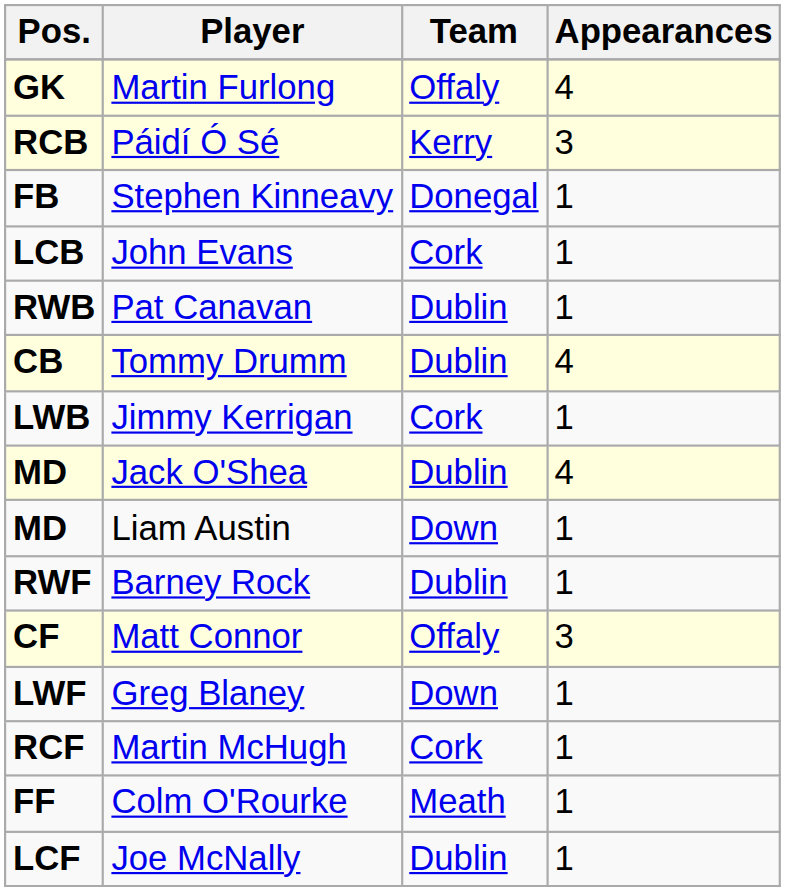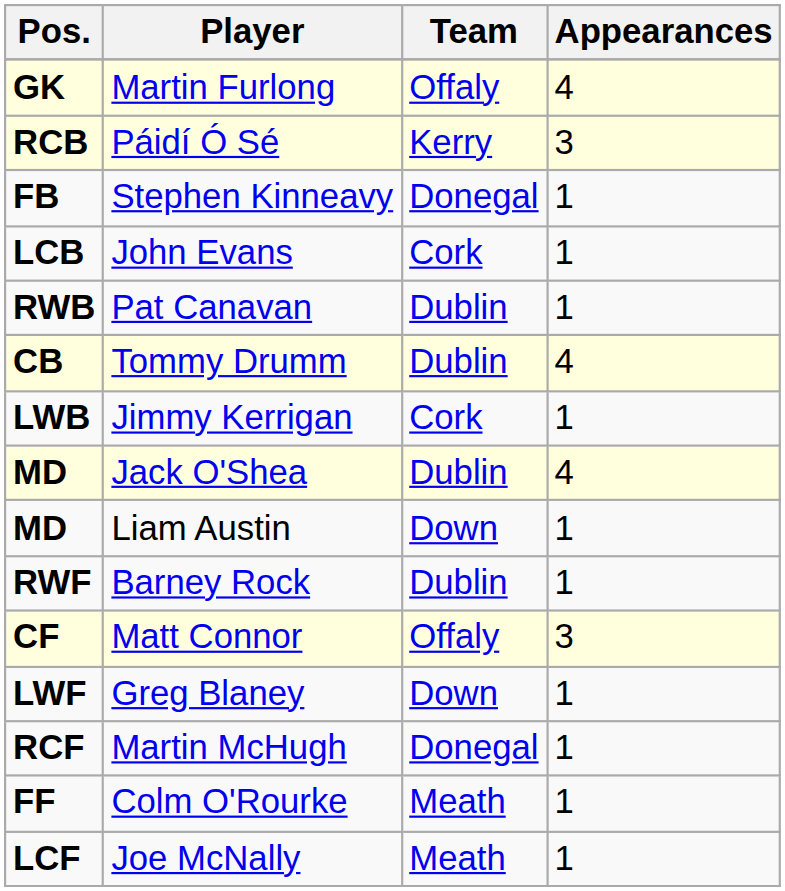(446, 747) Cork -> (474, 747) Donegal
(458, 857) Dublin -> (457, 857) Meath
